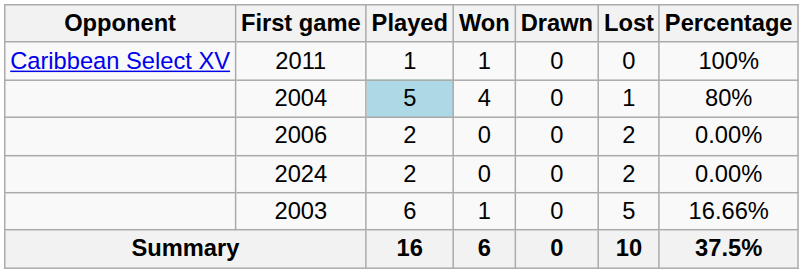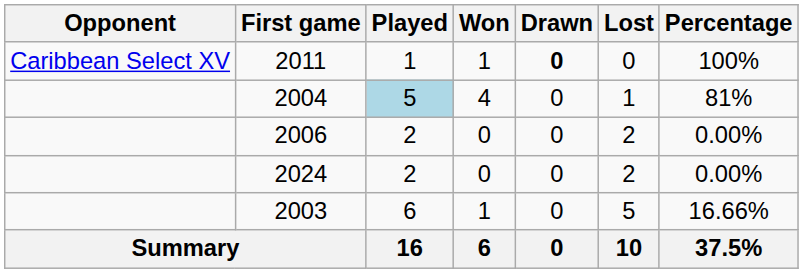(557, 60) normal -> (557, 60) bold
(729, 98) 80% -> (729, 98) 81%
